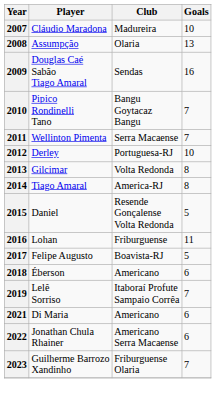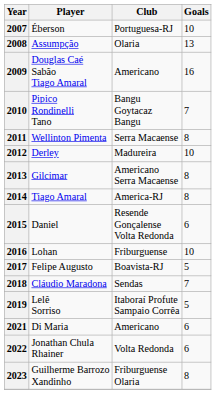(69, 28) Cláudio Maradona -> (48, 28) Éberson
(135, 28) Madureira -> (144, 28) Portuguesa-RJ
(128, 71) Sendas -> (137, 71) Americano
(187, 137) 7 -> (187, 137) 8
(144, 153) Portuguesa-RJ -> (135, 153) Madureira
(144, 169) Volta Redonda -> (146, 175) Americano Serra Macaense
(187, 213) 5 -> (187, 224) 6
(189, 240) 11 -> (189, 251) 10
(48, 272) Éberson -> (69, 283) Cláudio Maradona
(137, 272) Americano -> (128, 283) Sendas
(187, 272) 6 -> (187, 283) 7
(187, 294) 7 -> (187, 305) 5
(146, 337) Americano Serra Macaense -> (144, 348) Volta Redonda
(187, 364) 7 -> (187, 376) 8
